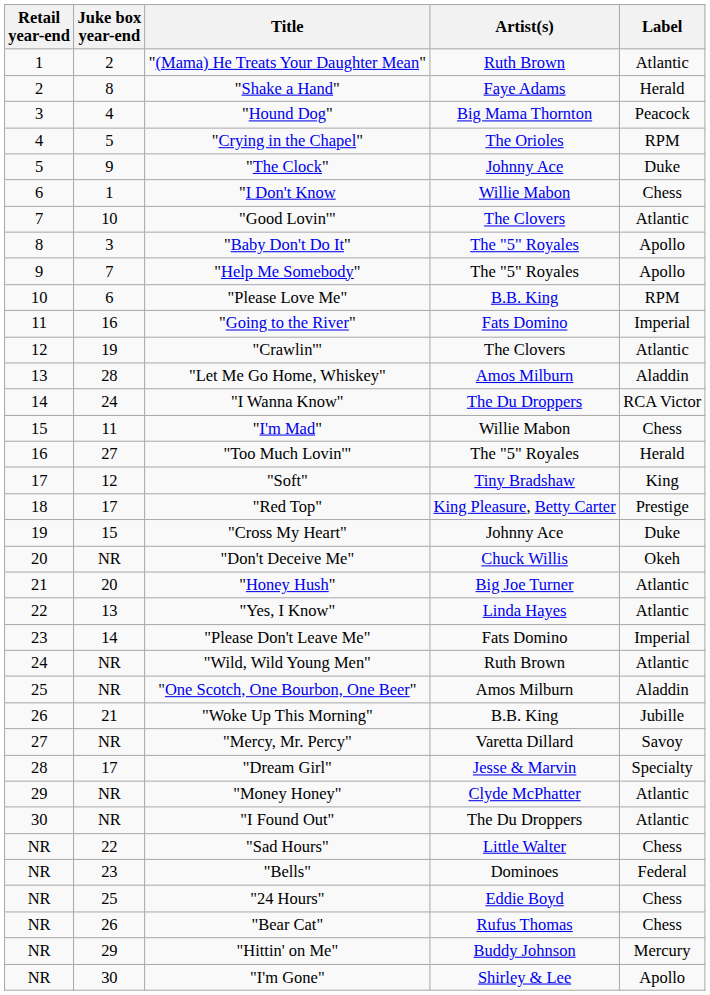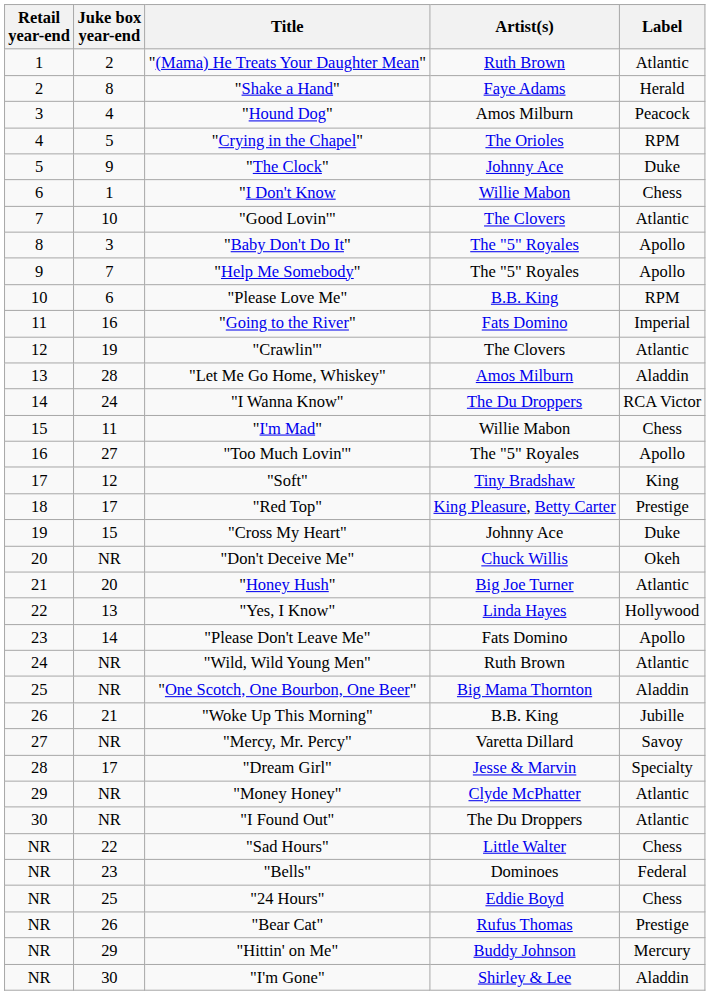(525, 114) Big Mama Thornton -> (525, 114) Amos Milburn
(662, 454) Herald -> (662, 454) Apollo
(662, 611) Atlantic -> (662, 611) Hollywood
(662, 637) Imperial -> (662, 637) Apollo
(525, 689) Amos Milburn -> (525, 689) Big Mama Thornton
(662, 924) Chess -> (662, 924) Prestige
(662, 977) Apollo -> (662, 977) Aladdin
